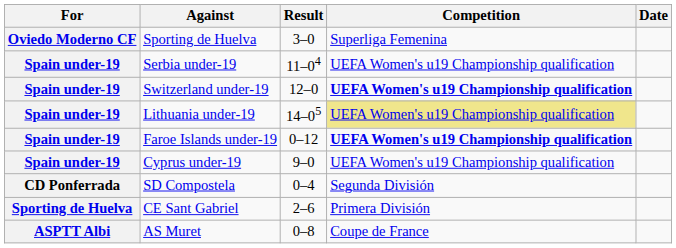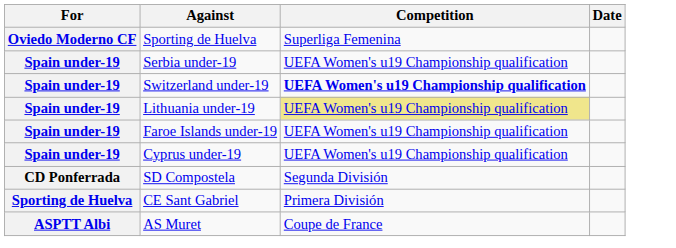- column: (304, 16)
(481, 139) bold -> (426, 131) normal
